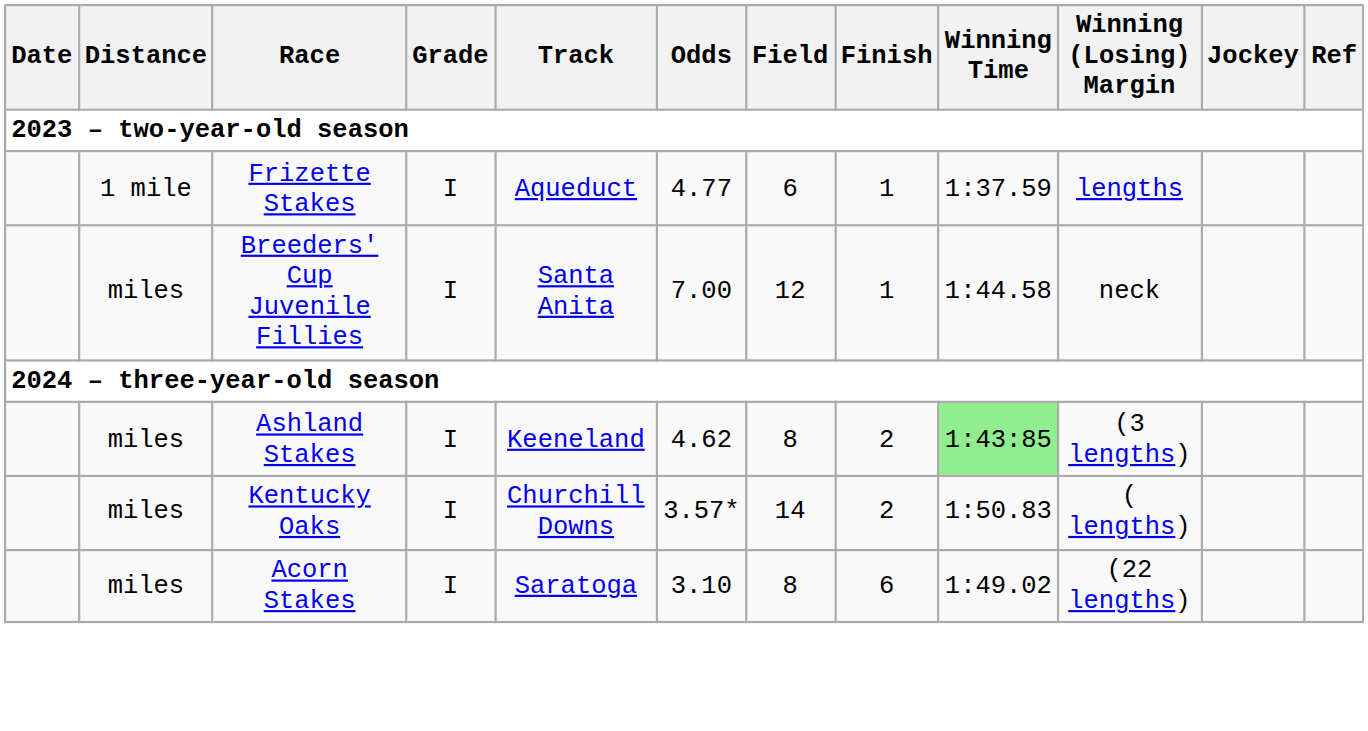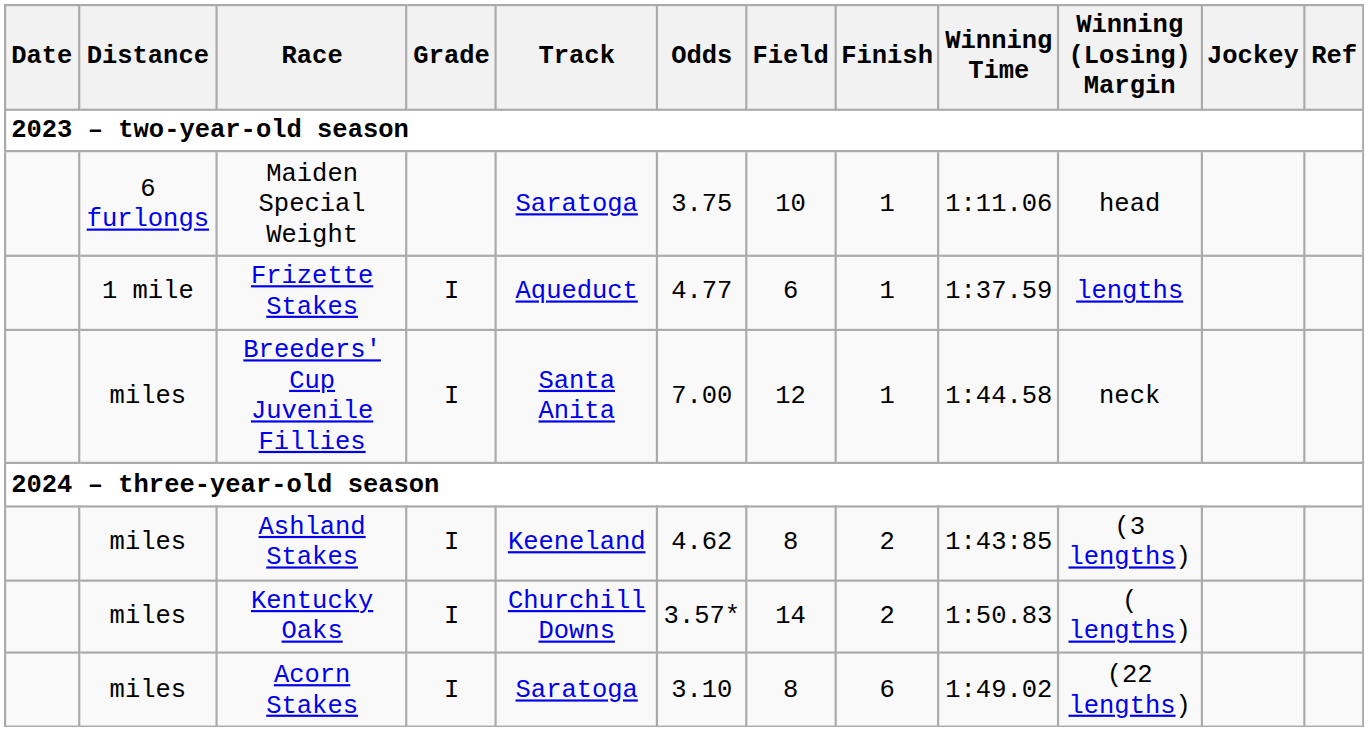+ row: (312, 203)
(998, 439) lightgreen background -> (999, 543) no background
